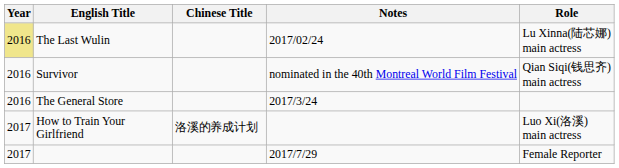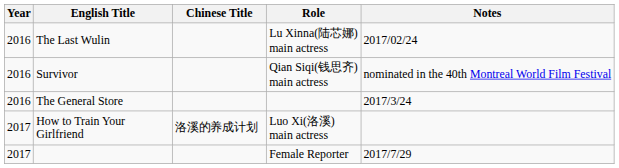columns swapped: (567, 13) <-> (393, 13)
(19, 40) khaki background -> (19, 40) no background
